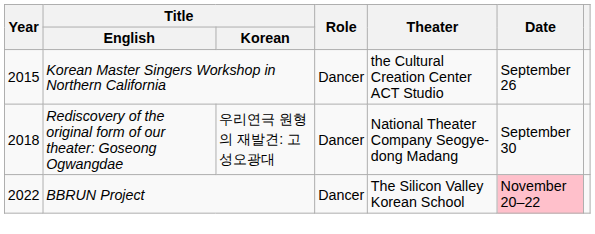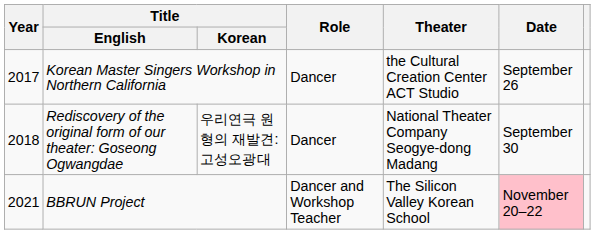(24, 77) 2015 -> (24, 77) 2017
(24, 194) 2022 -> (24, 202) 2021
(341, 194) Dancer -> (327, 202) Dancer and Workshop Teacher
